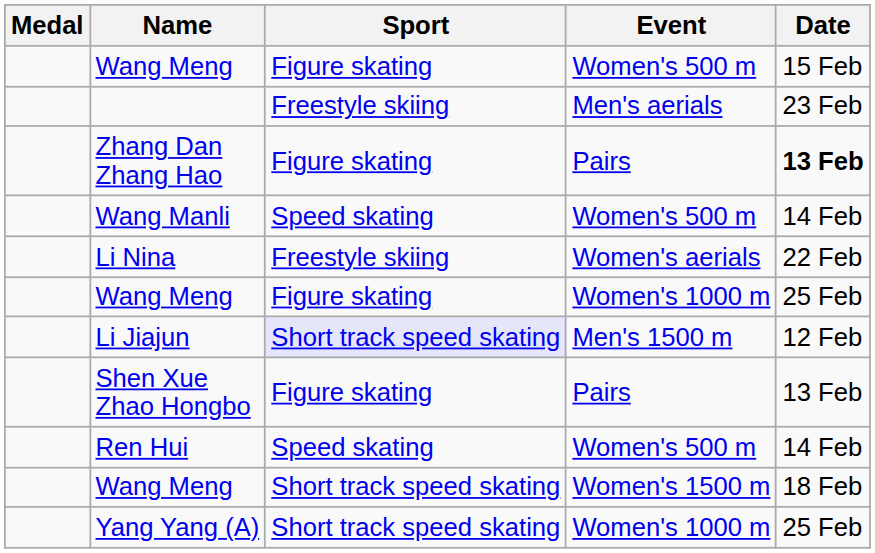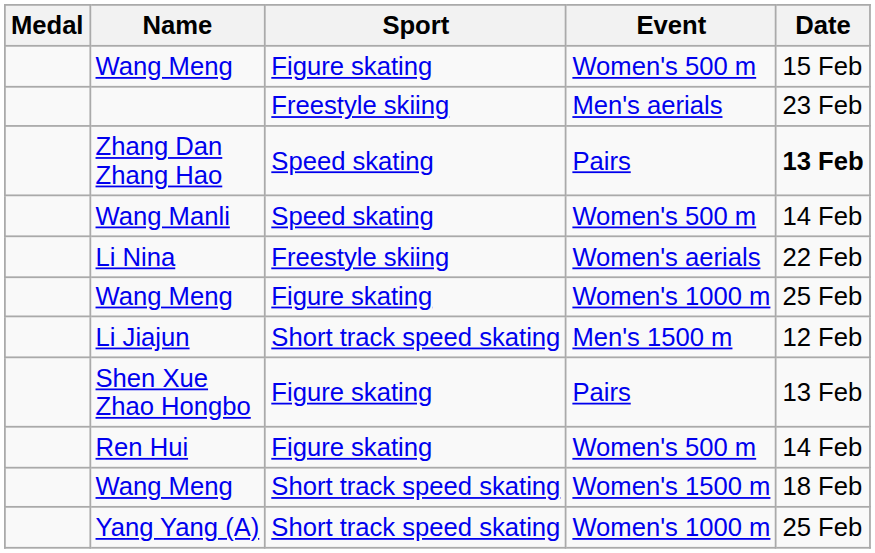(352, 161) Figure skating -> (352, 161) Speed skating
(416, 337) lavender background -> (416, 337) no background
(352, 447) Speed skating -> (352, 447) Figure skating
